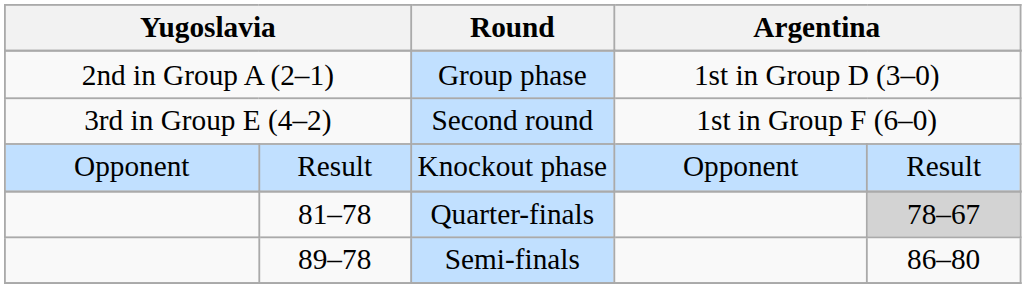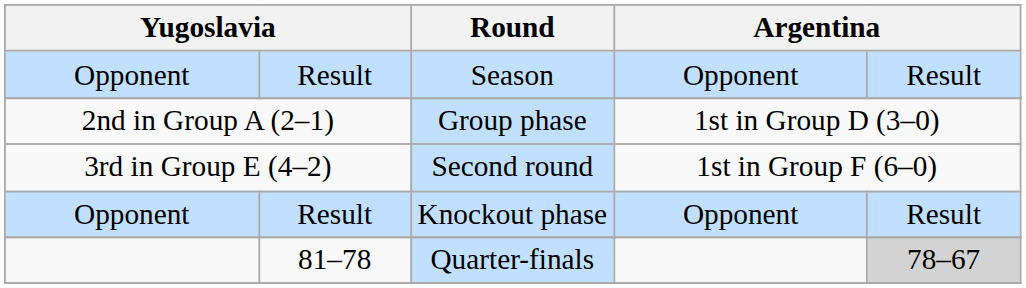+ row: (512, 74)
- row: (512, 259)
